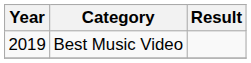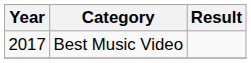(27, 44) 2019 -> (27, 44) 2017
